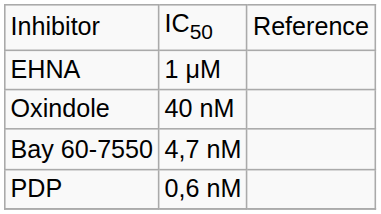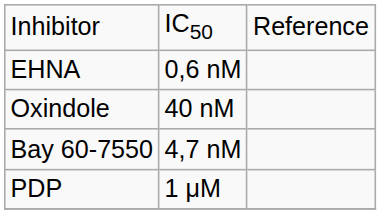(193, 69) 1 μM -> (203, 69) 0,6 nM
(203, 188) 0,6 nM -> (193, 188) 1 μM
